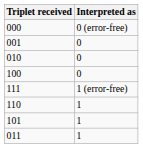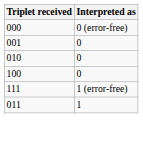- row: (14, 105)
- row: (14, 120)
